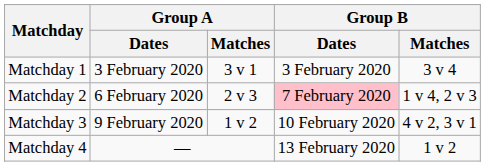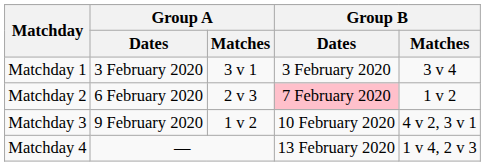(440, 95) 1 v 4, 2 v 3 -> (440, 95) 1 v 2
(440, 148) 1 v 2 -> (440, 148) 1 v 4, 2 v 3
